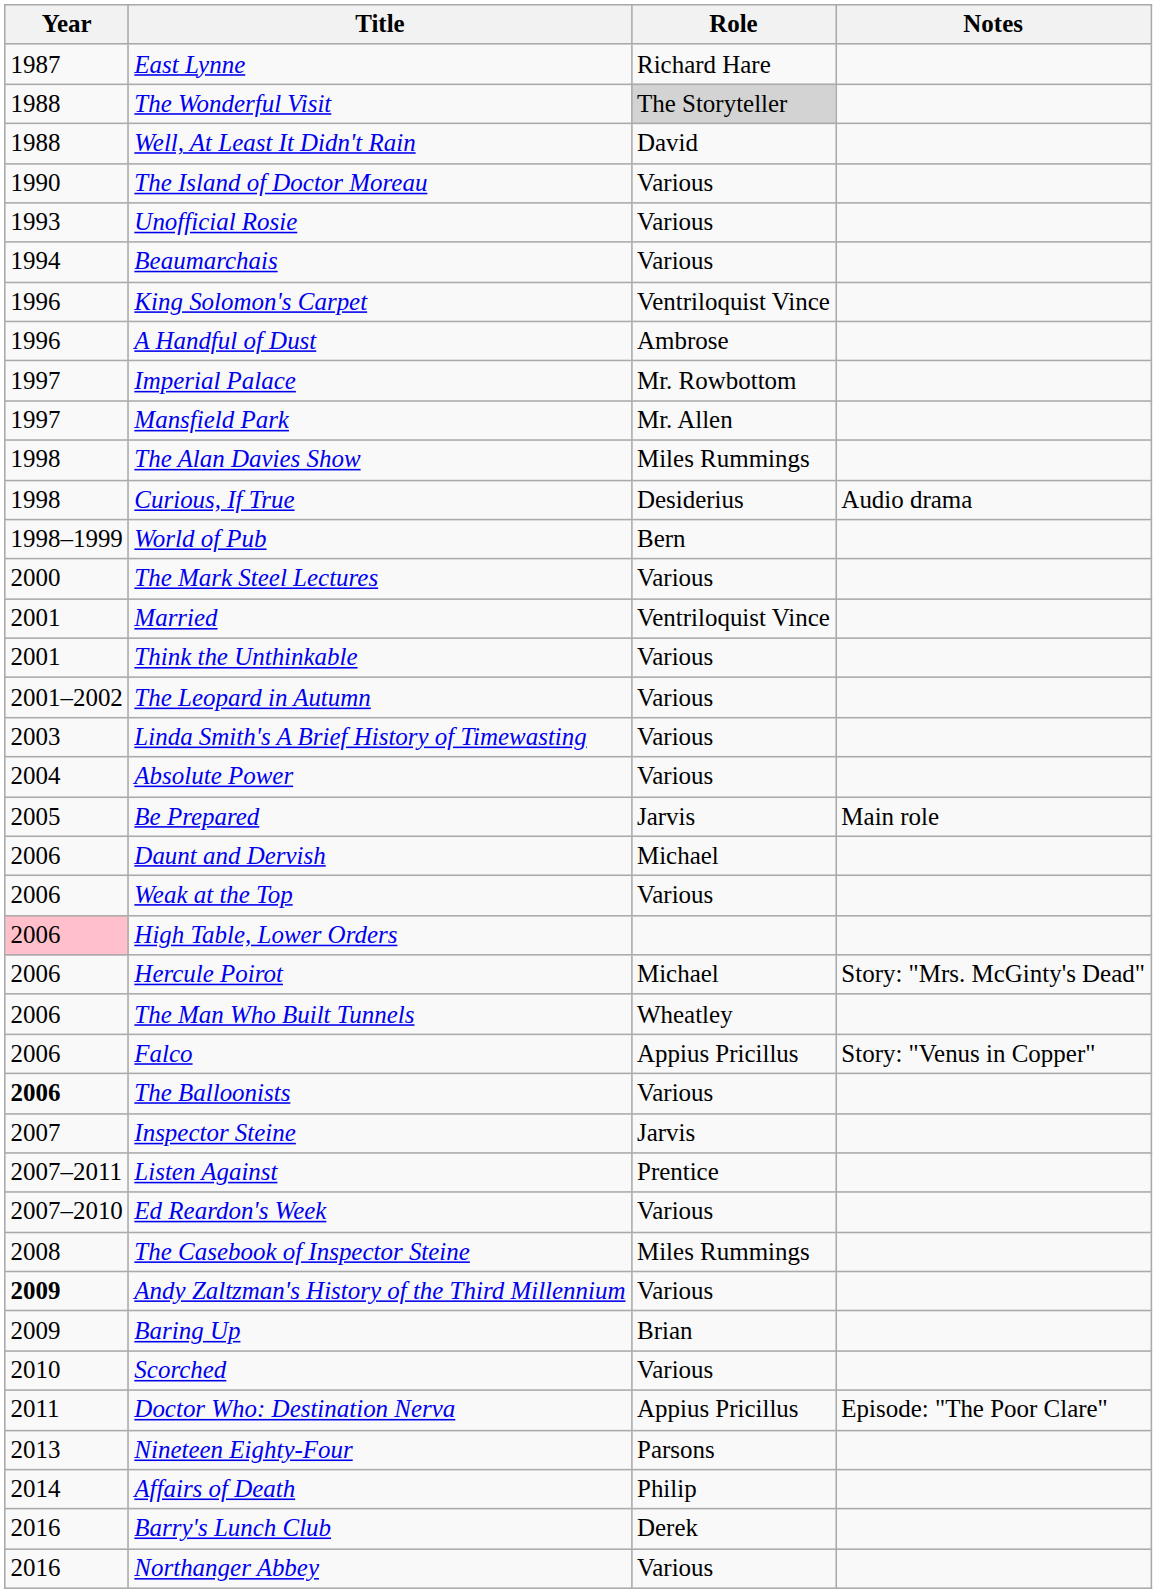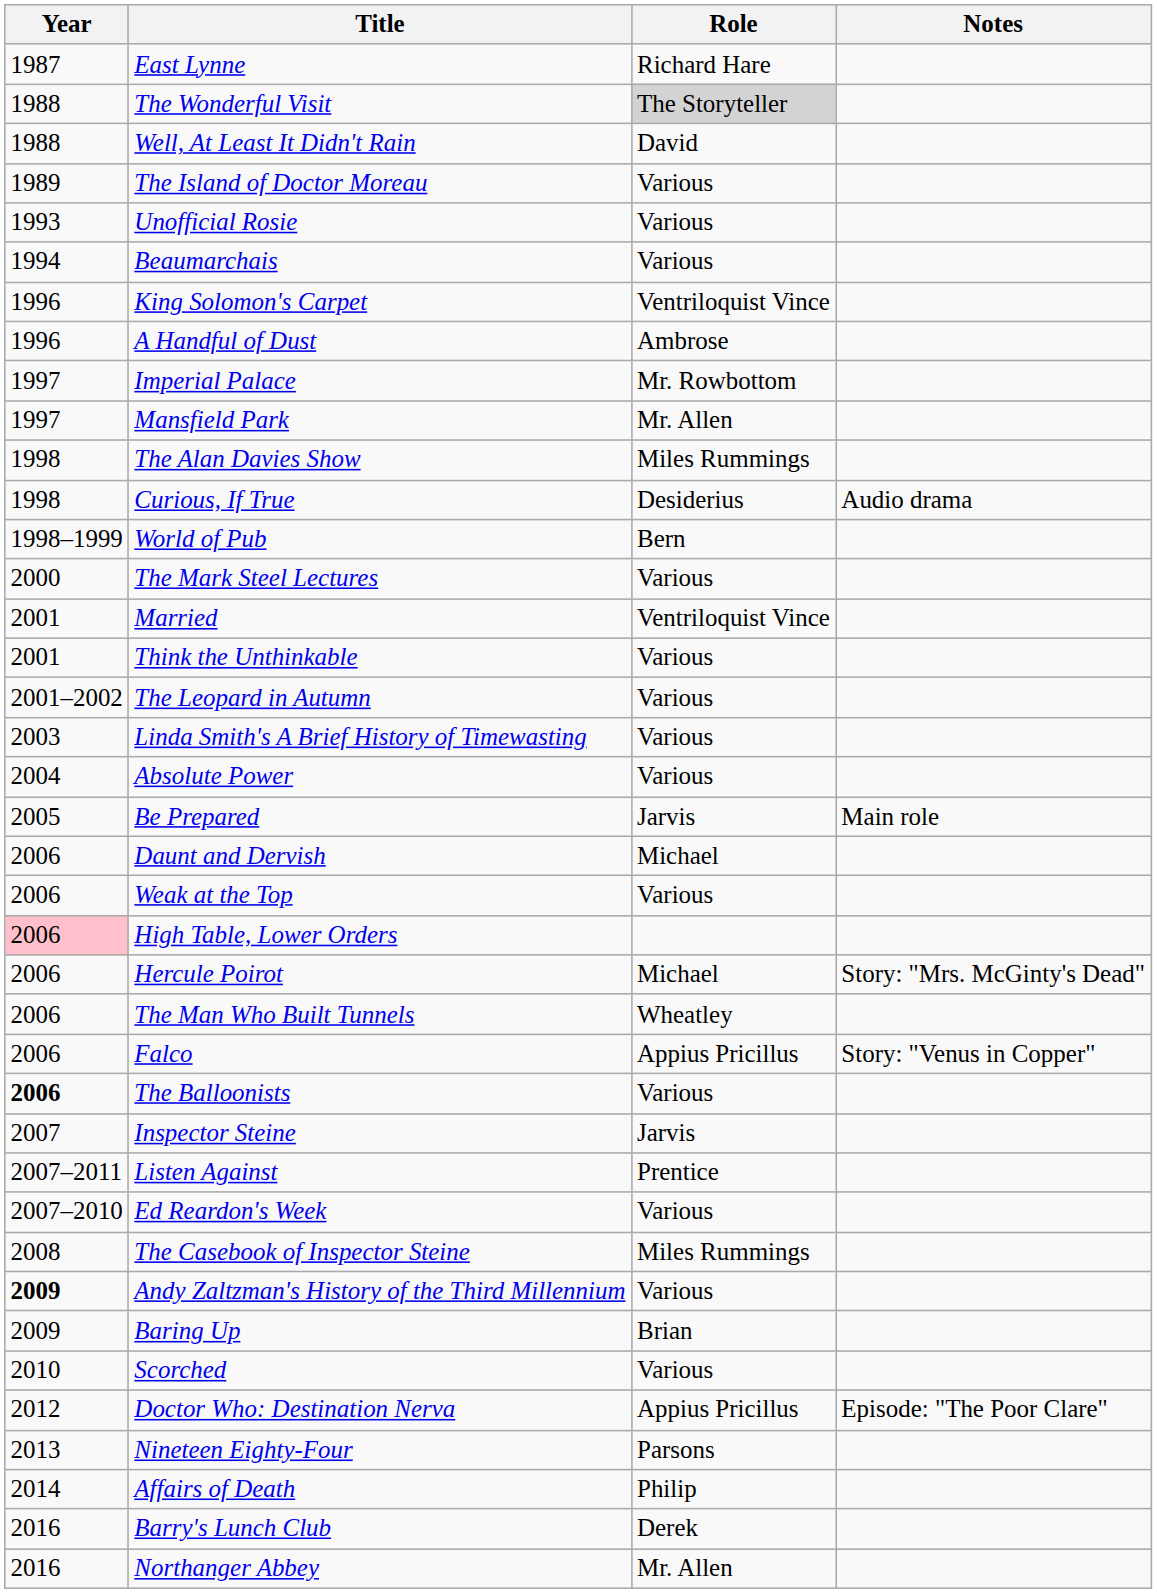(35, 182) 1990 -> (35, 182) 1989
(35, 1409) 2011 -> (35, 1409) 2012
(675, 1568) Various -> (685, 1568) Mr. Allen
